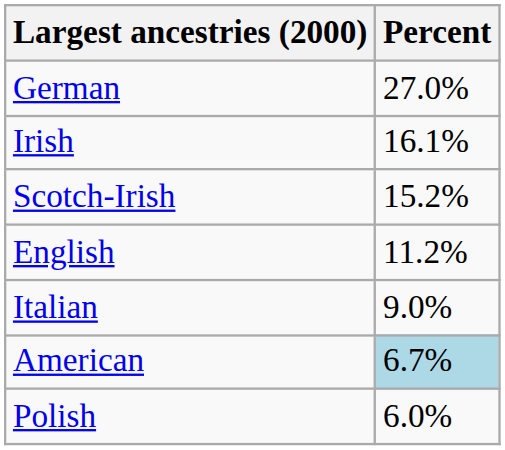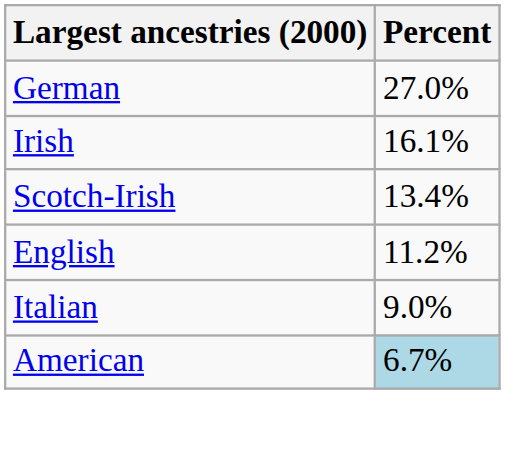(426, 196) 15.2% -> (426, 196) 13.4%
- row: (55, 416)
